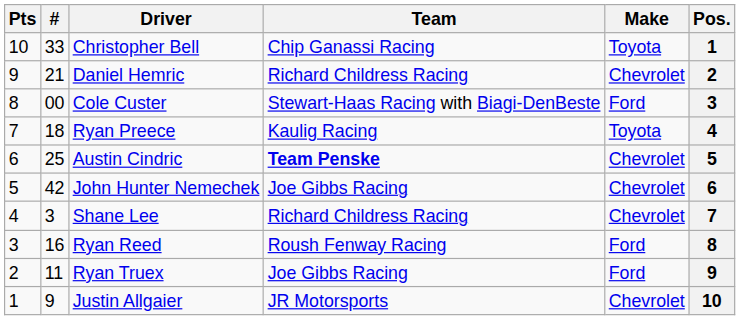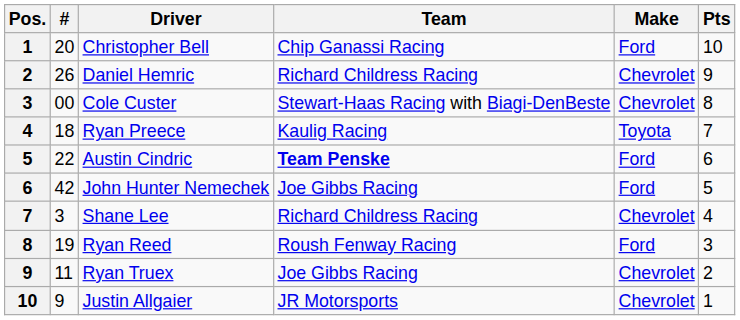columns swapped: (712, 19) <-> (23, 19)
(55, 47) 33 -> (64, 47) 20
(635, 47) Toyota -> (637, 47) Ford
(55, 75) 21 -> (64, 75) 26
(627, 103) Ford -> (657, 103) Chevrolet
(55, 160) 25 -> (64, 160) 22
(647, 160) Chevrolet -> (637, 160) Ford
(647, 188) Chevrolet -> (637, 188) Ford
(55, 244) 16 -> (64, 244) 19
(627, 272) Ford -> (657, 272) Chevrolet
